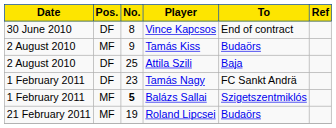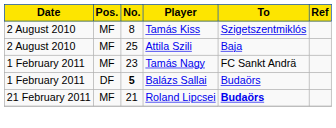- row: (181, 30)
(132, 47) 9 -> (132, 30) 8
(241, 47) Budaörs -> (264, 30) Szigetszentmiklós
(107, 64) DF -> (107, 47) MF
(107, 81) DF -> (107, 64) MF
(107, 98) MF -> (107, 81) DF
(264, 98) Szigetszentmiklós -> (241, 81) Budaörs
(132, 115) 19 -> (132, 98) 21
(241, 115) normal -> (242, 98) bold
